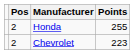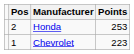(119, 27) 255 -> (119, 27) 253
(14, 42) 2 -> (14, 42) 1
